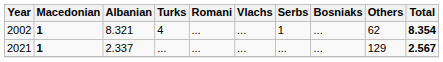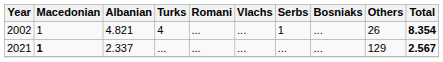(40, 30) bold -> (40, 30) normal
(119, 30) 8.321 -> (119, 30) 4.821
(374, 30) 62 -> (374, 30) 26
